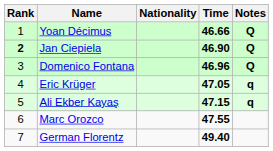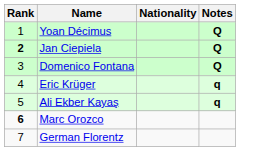- column: (216, 13)
(21, 119) normal -> (21, 119) bold
